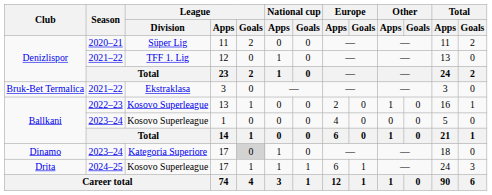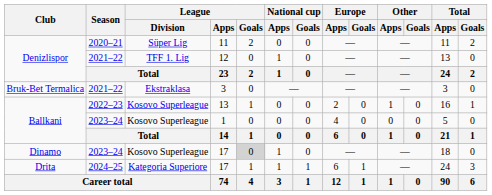(168, 151) Kategoria Superiore -> (168, 151) Kosovo Superleague
(168, 167) Kosovo Superleague -> (168, 167) Kategoria Superiore
